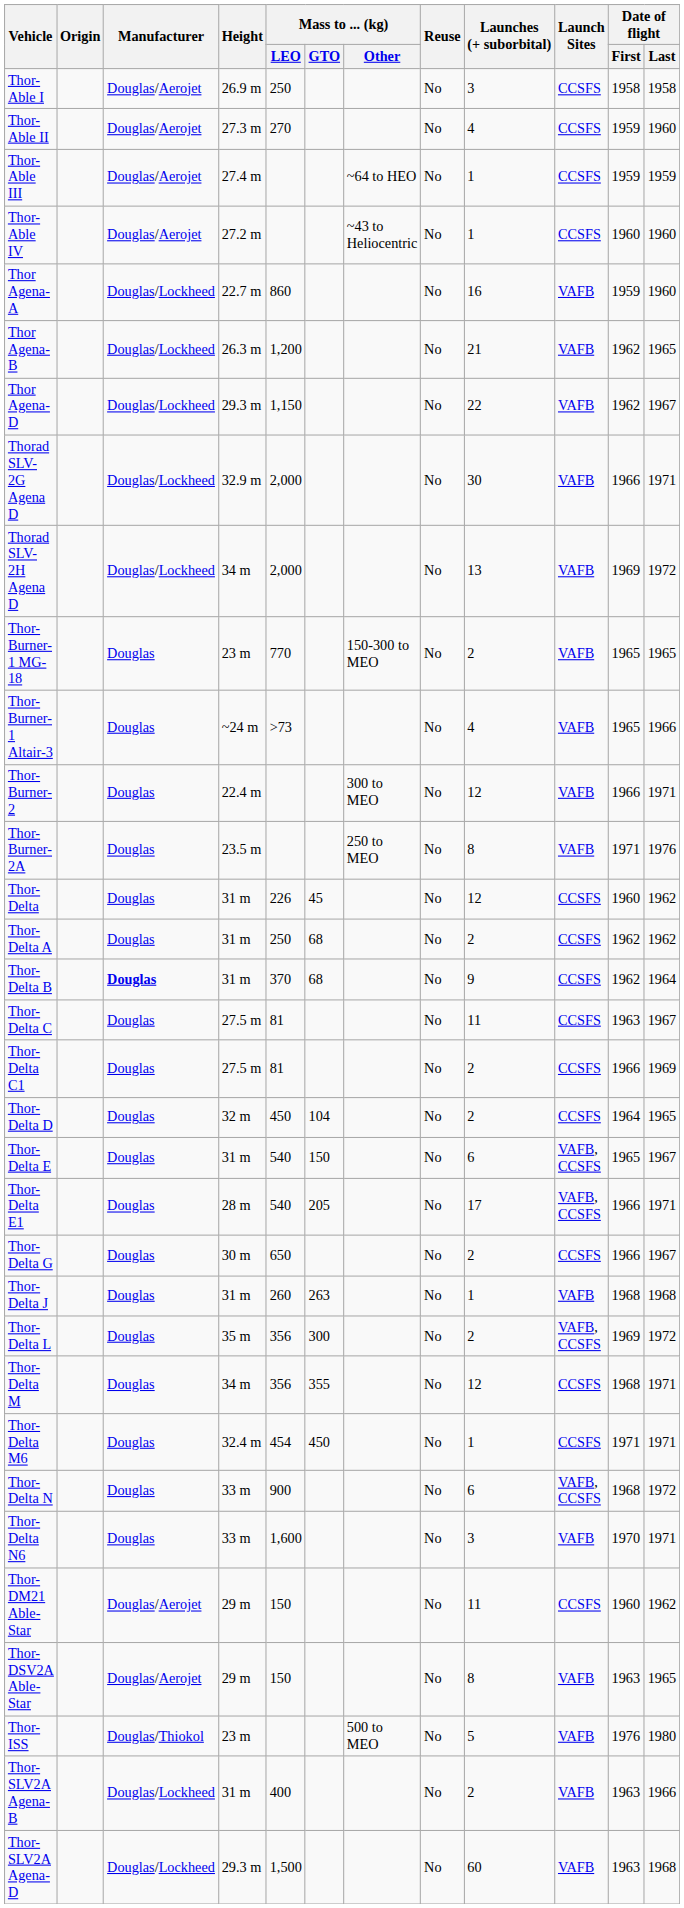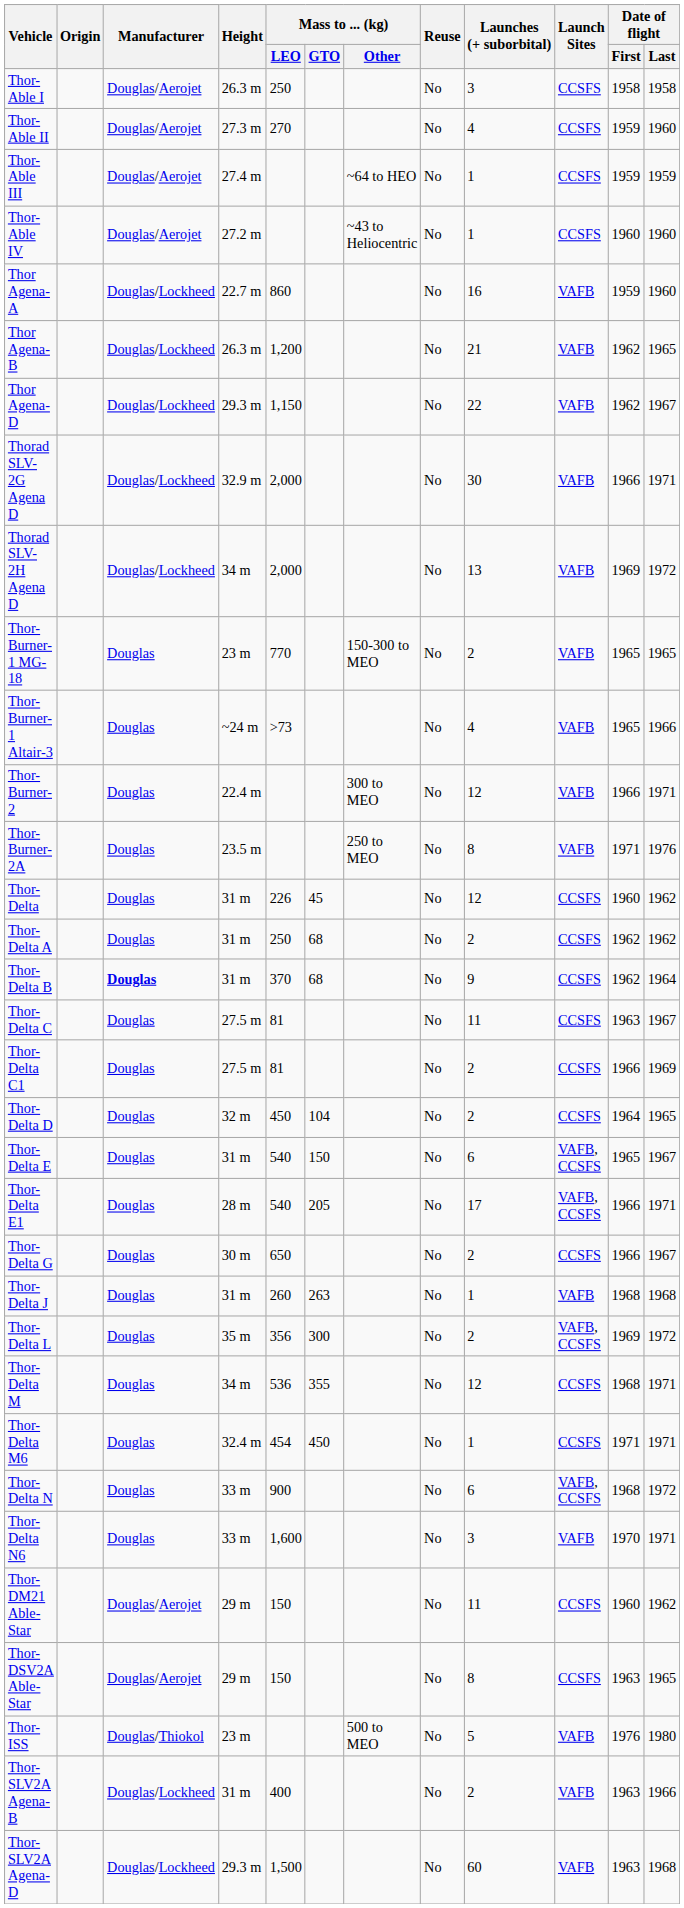(242, 88) 26.9 m -> (242, 88) 26.3 m
(280, 1384) 356 -> (280, 1384) 536
(576, 1678) VAFB -> (579, 1678) CCSFS
